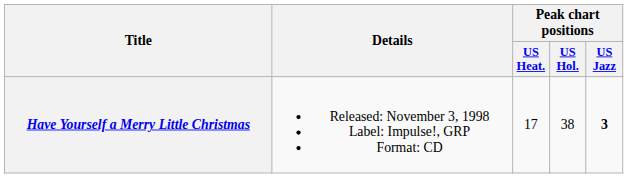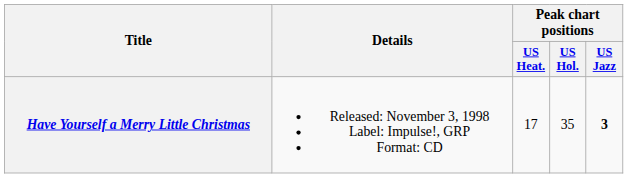(568, 124) 38 -> (568, 124) 35
